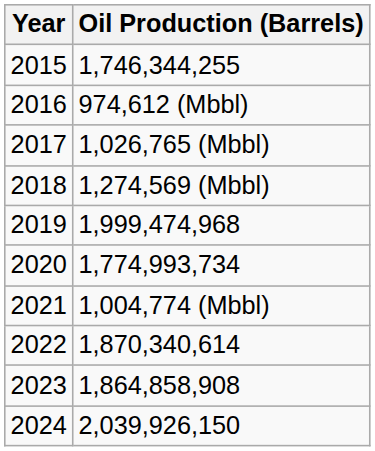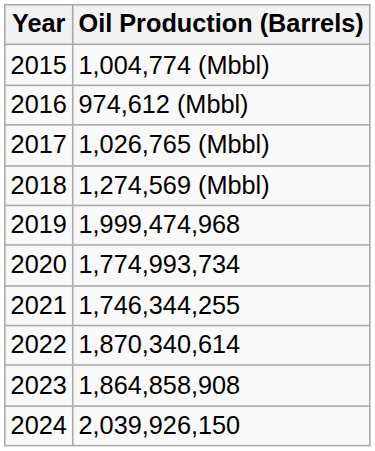(159, 64) 1,746,344,255 -> (174, 64) 1,004,774 (Mbbl)
(174, 305) 1,004,774 (Mbbl) -> (159, 305) 1,746,344,255
